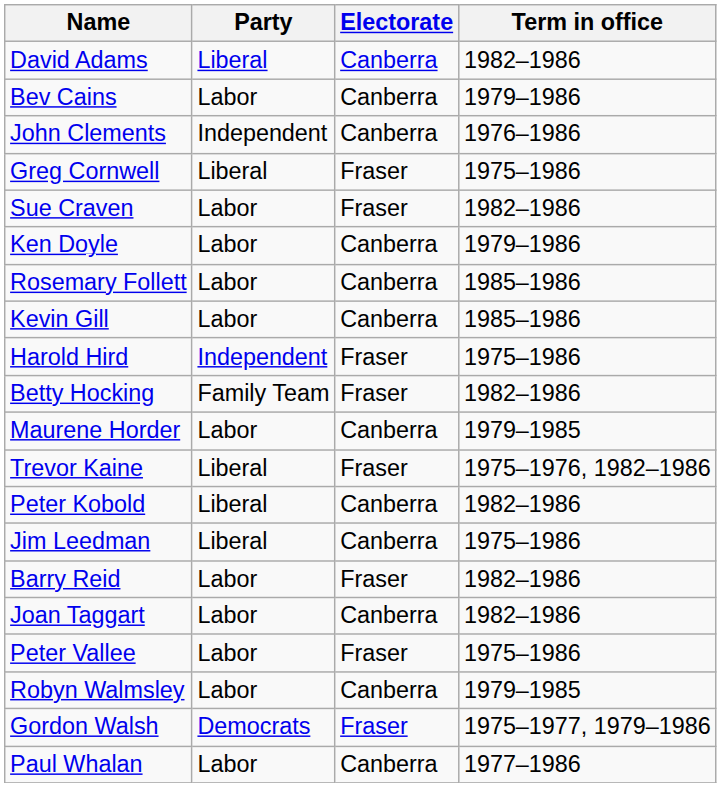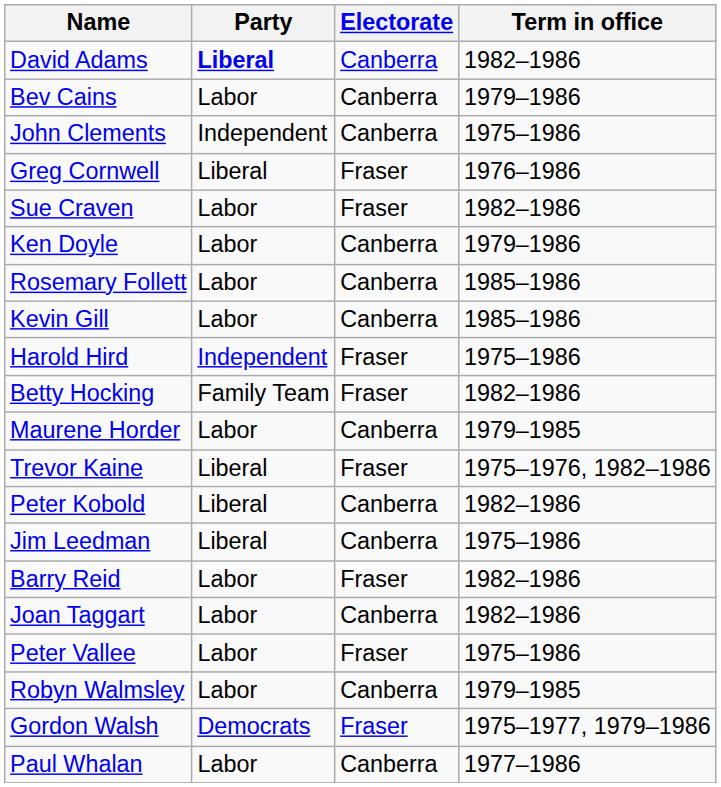(232, 60) normal -> (236, 60) bold
(522, 134) 1976–1986 -> (522, 134) 1975–1986
(522, 171) 1975–1986 -> (522, 171) 1976–1986
